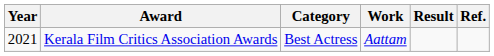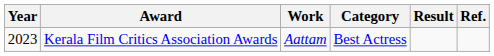columns swapped: (321, 16) <-> (385, 16)
(23, 39) 2021 -> (23, 39) 2023
